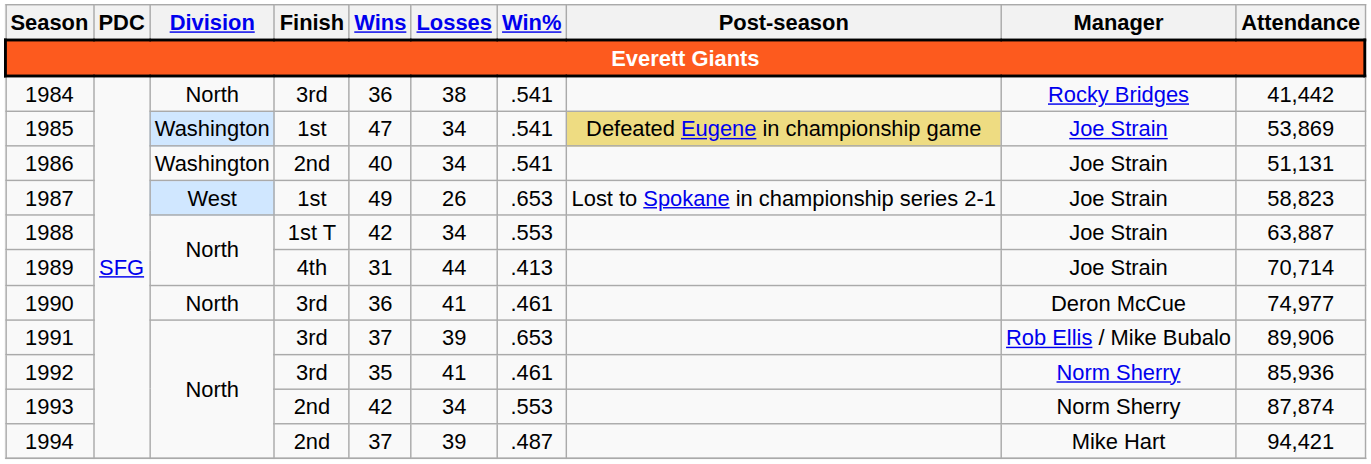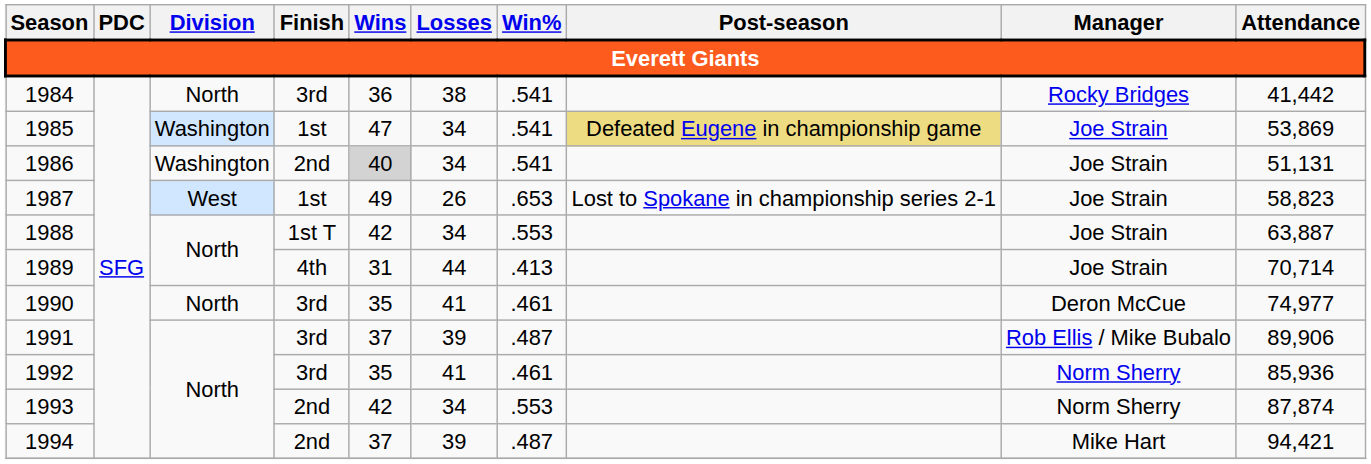(380, 164) no background -> (380, 164) lightgrey background
(380, 302) 36 -> (380, 302) 35
(532, 337) .653 -> (532, 337) .487
